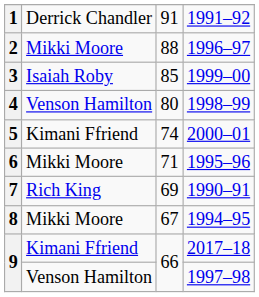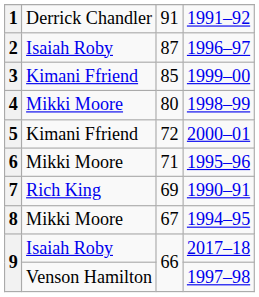(75, 47) Mikki Moore -> (70, 47) Isaiah Roby
(170, 47) 88 -> (170, 47) 87
(70, 76) Isaiah Roby -> (82, 76) Kimani Ffriend
(89, 104) Venson Hamilton -> (75, 104) Mikki Moore
(170, 133) 74 -> (170, 133) 72
(82, 248) Kimani Ffriend -> (70, 248) Isaiah Roby
